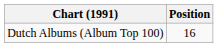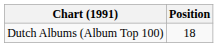(190, 33) 16 -> (190, 33) 18
